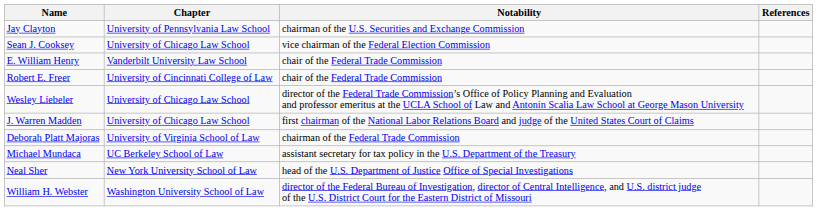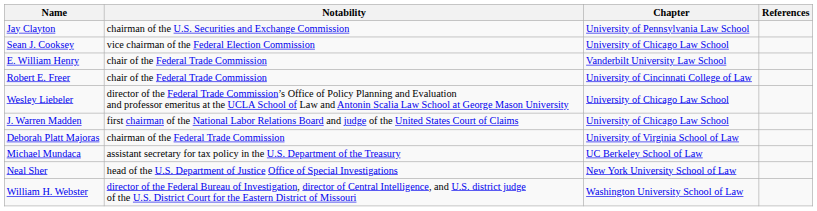columns swapped: (192, 12) <-> (519, 12)
